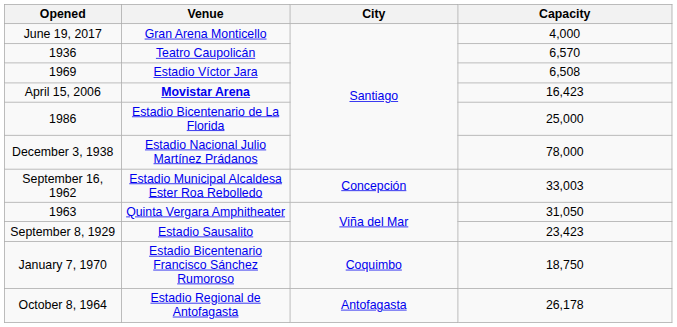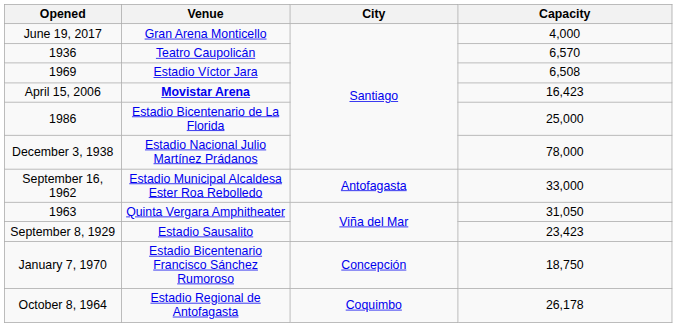(374, 185) Concepción -> (374, 185) Antofagasta
(565, 185) 33,003 -> (565, 185) 33,000
(374, 265) Coquimbo -> (374, 265) Concepción
(374, 305) Antofagasta -> (374, 305) Coquimbo
